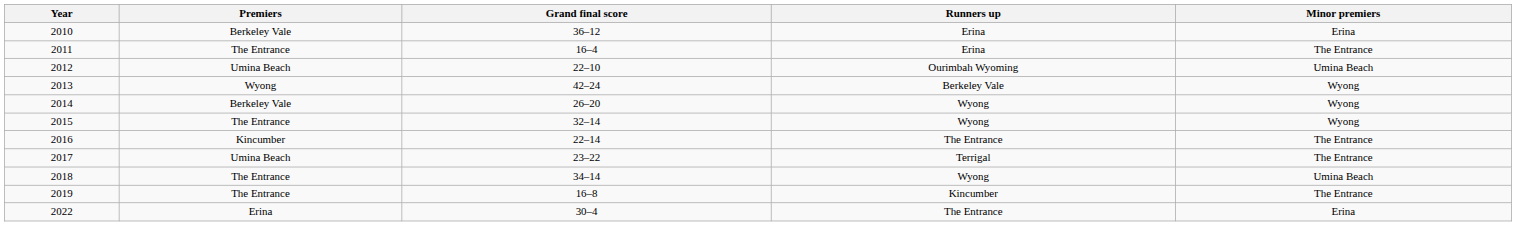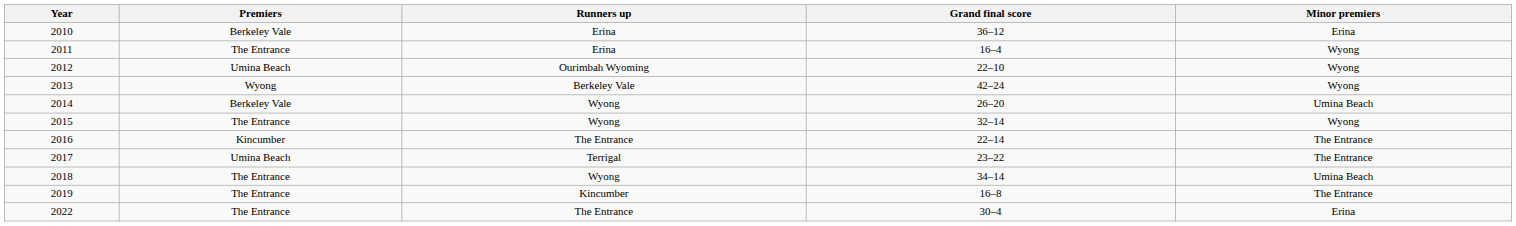columns swapped: (587, 13) <-> (973, 13)
(1343, 50) The Entrance -> (1343, 50) Wyong
(1343, 68) Umina Beach -> (1343, 68) Wyong
(1343, 104) Wyong -> (1343, 104) Umina Beach
(260, 212) Erina -> (260, 212) The Entrance
